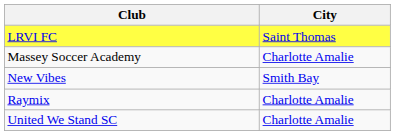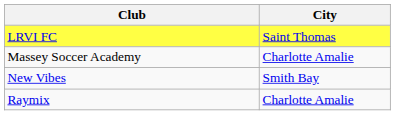- row: (62, 120)
